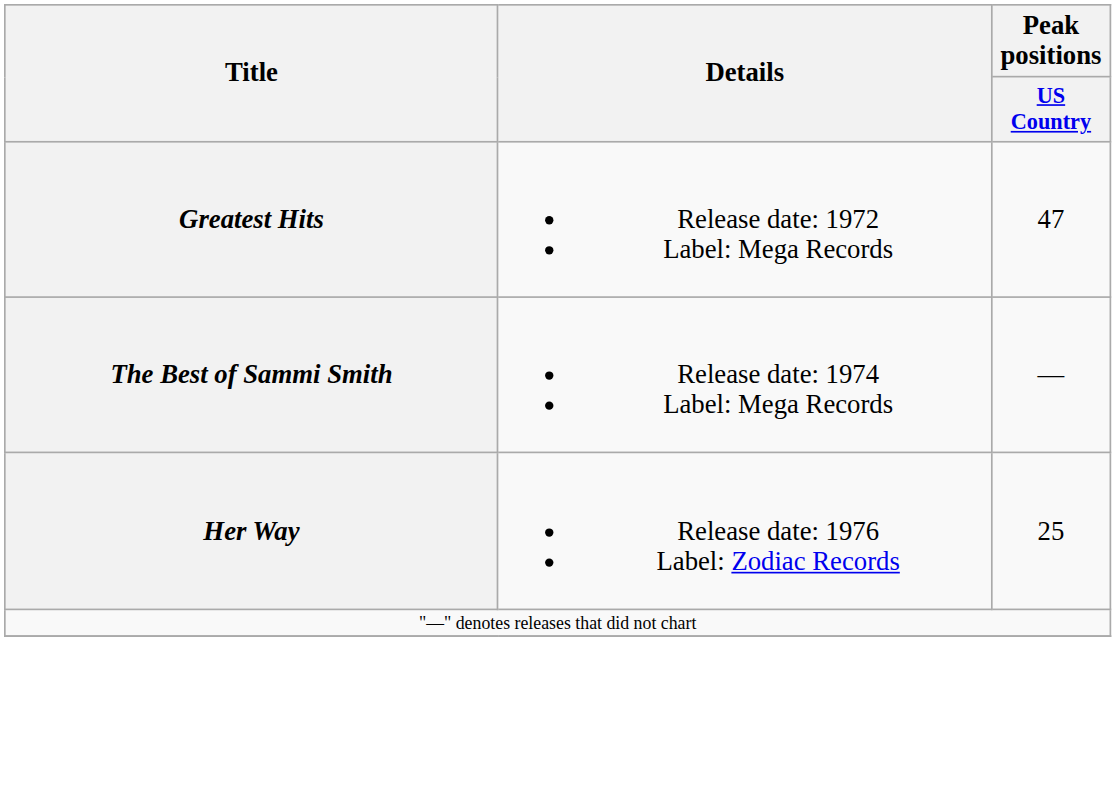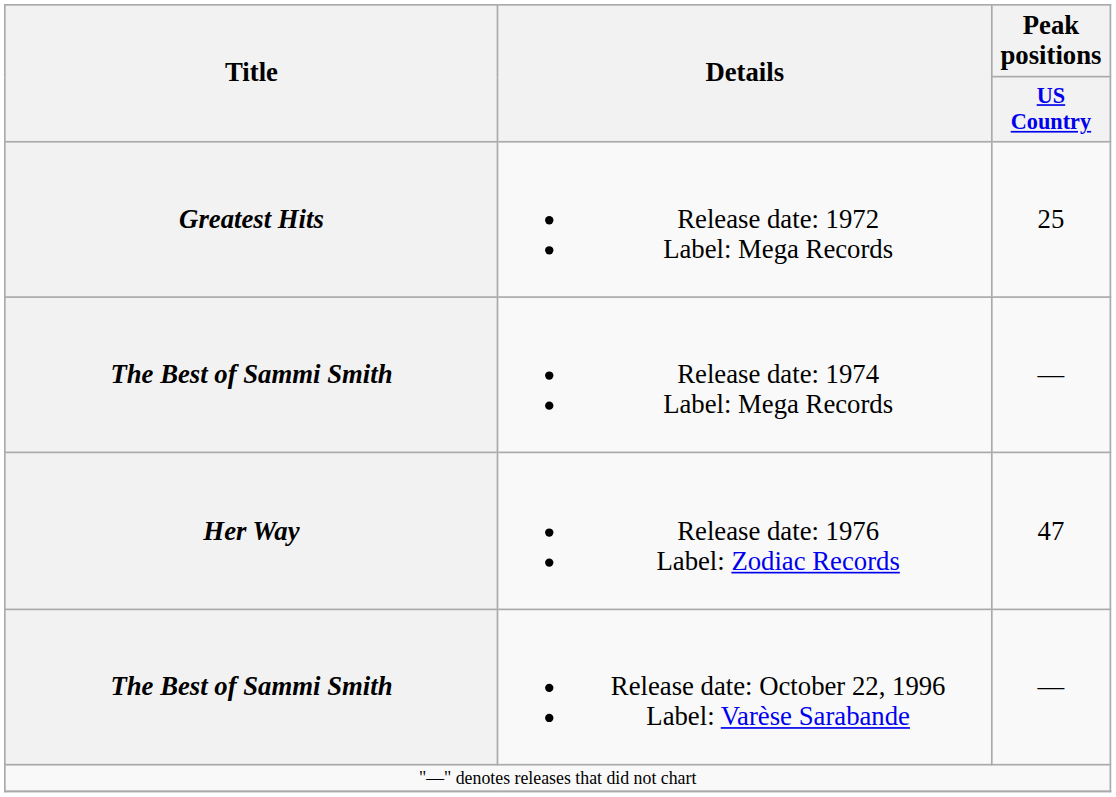(1051, 218) 47 -> (1051, 218) 25
(1051, 530) 25 -> (1051, 530) 47
+ row: (745, 702)
